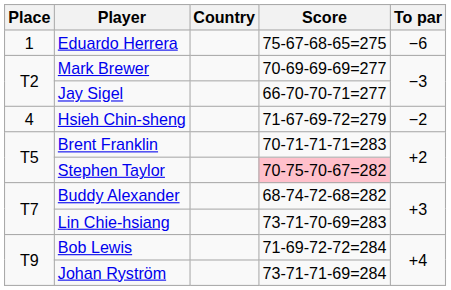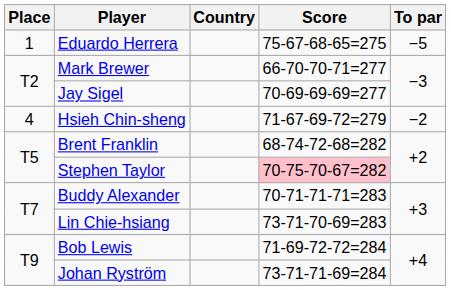(418, 43) −6 -> (418, 43) −5
(325, 68) 70-69-69-69=277 -> (325, 68) 66-70-70-71=277
(325, 94) 66-70-70-71=277 -> (325, 94) 70-69-69-69=277
(325, 145) 70-71-71-71=283 -> (325, 145) 68-74-72-68=282
(325, 196) 68-74-72-68=282 -> (325, 196) 70-71-71-71=283
